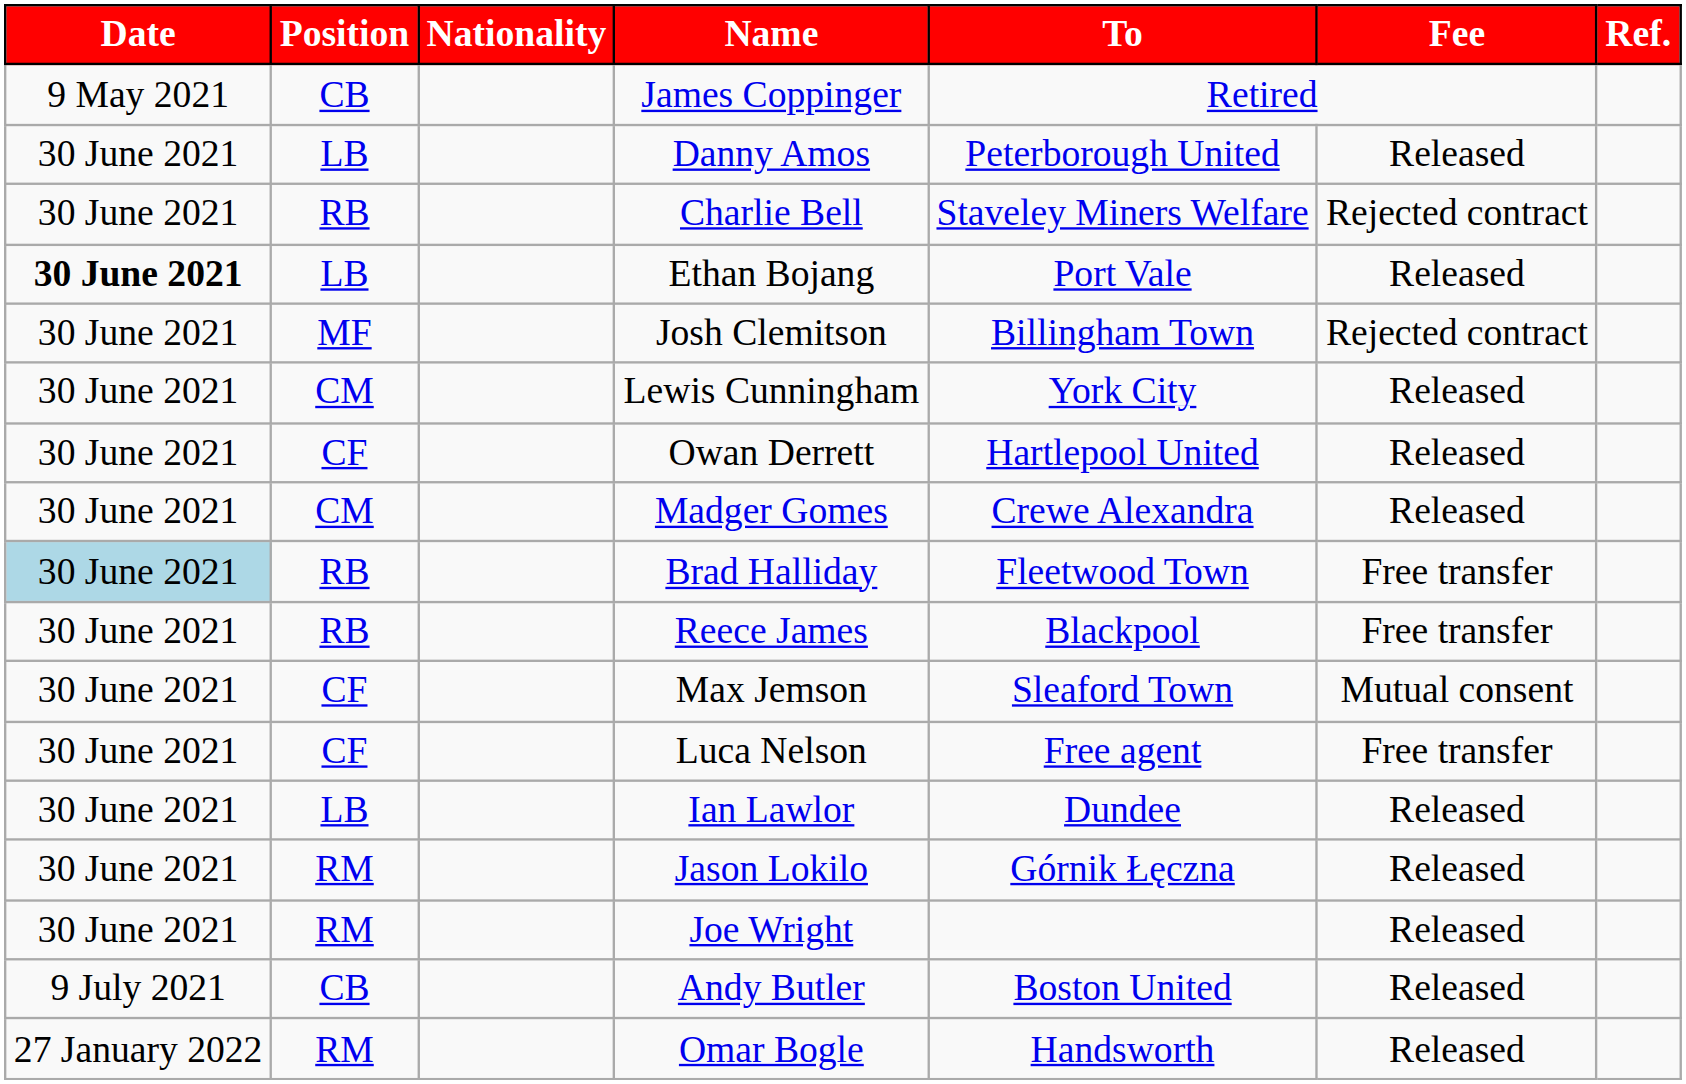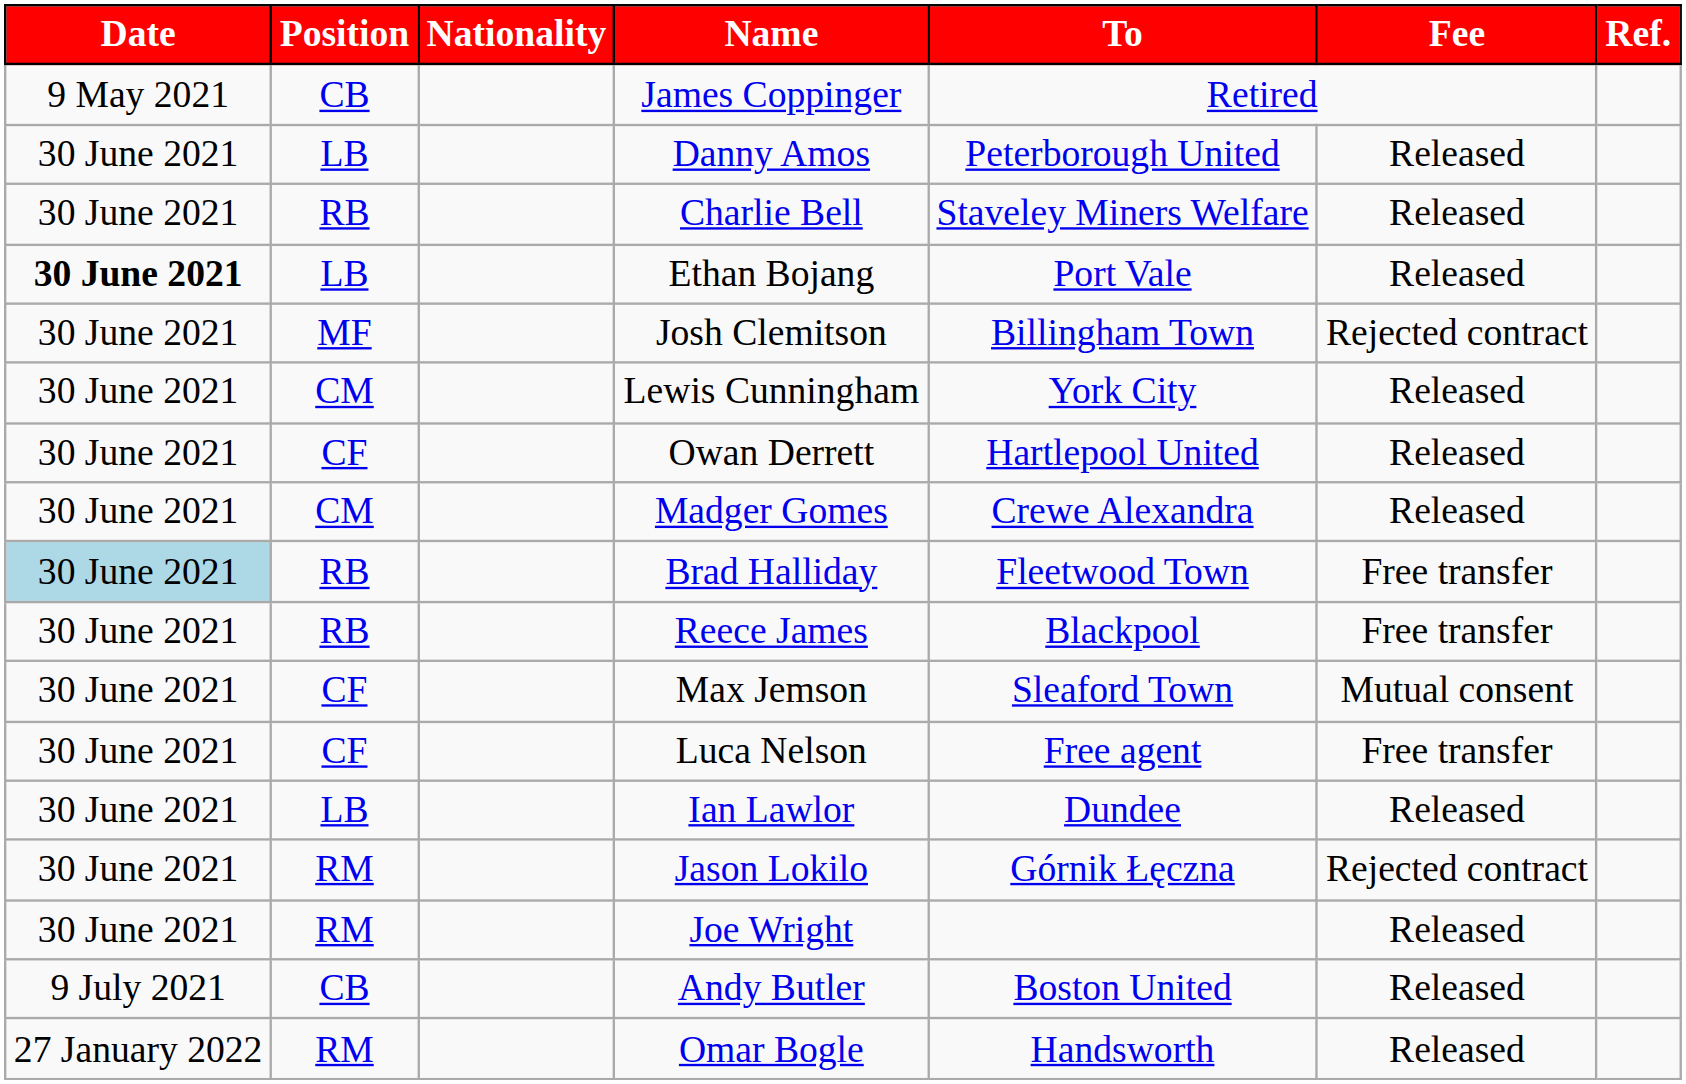(1457, 213) Rejected contract -> (1457, 213) Released
(1457, 869) Released -> (1457, 869) Rejected contract
